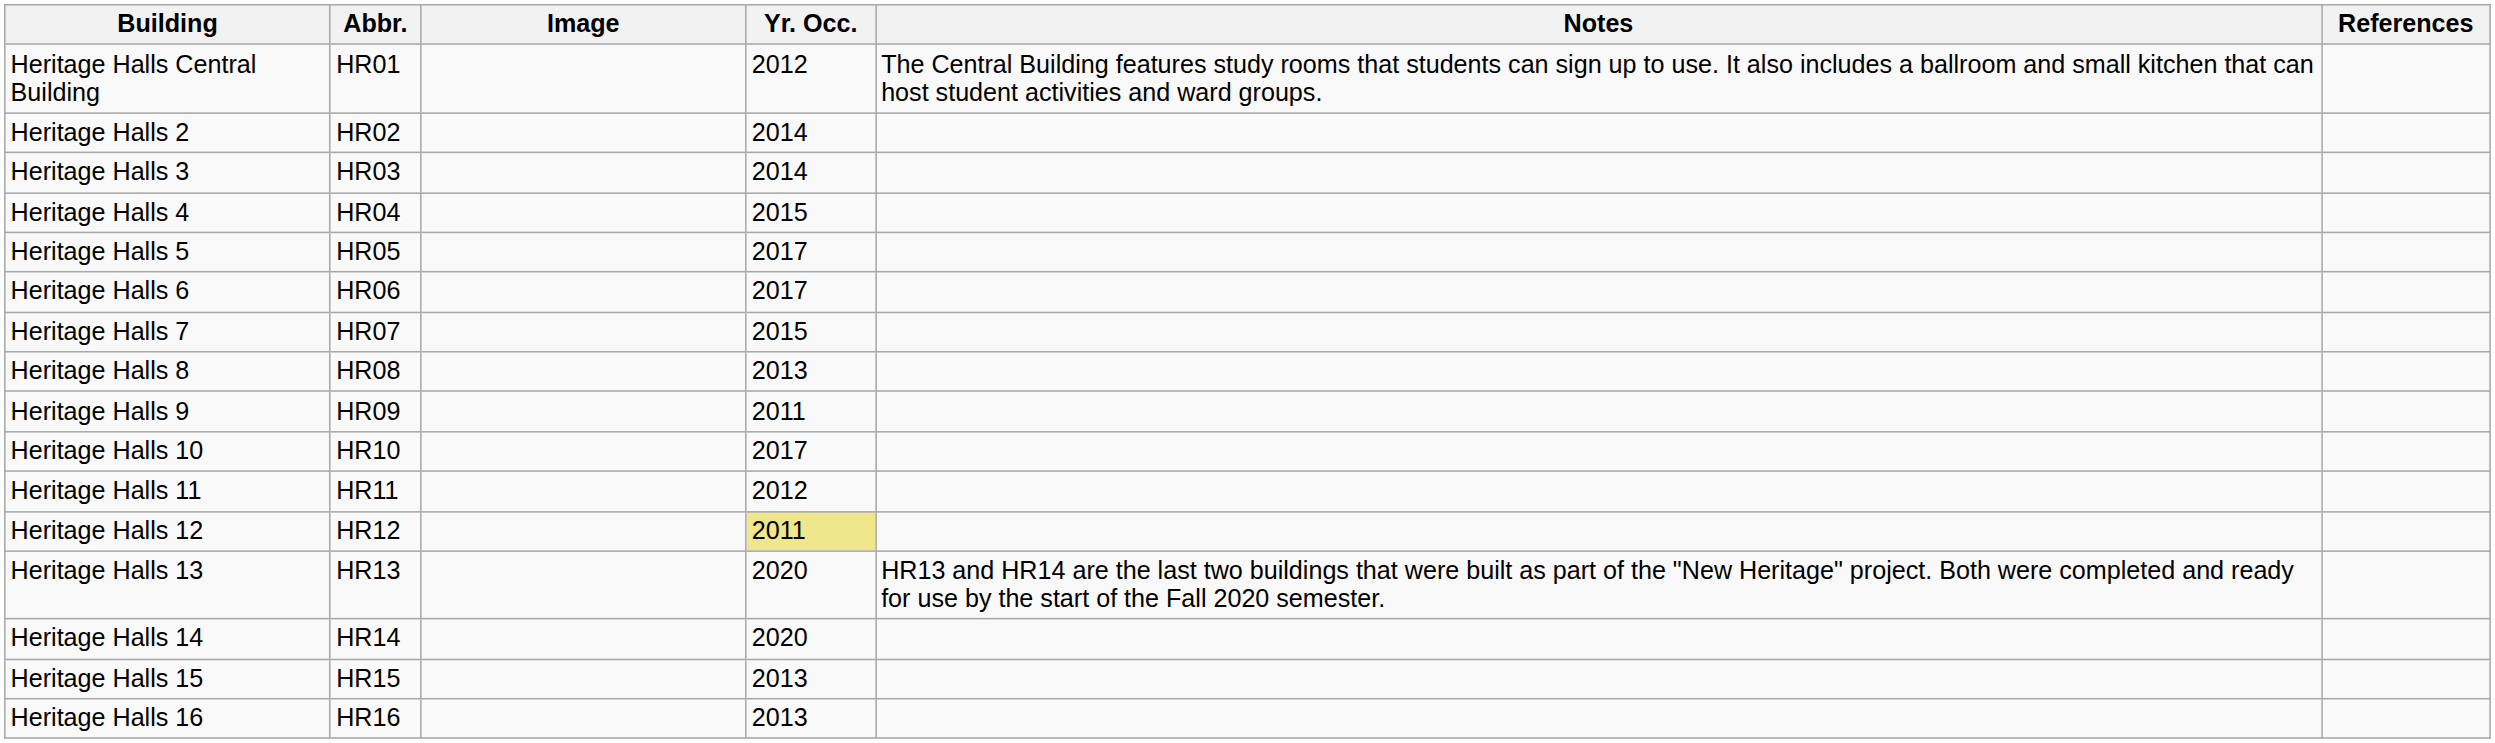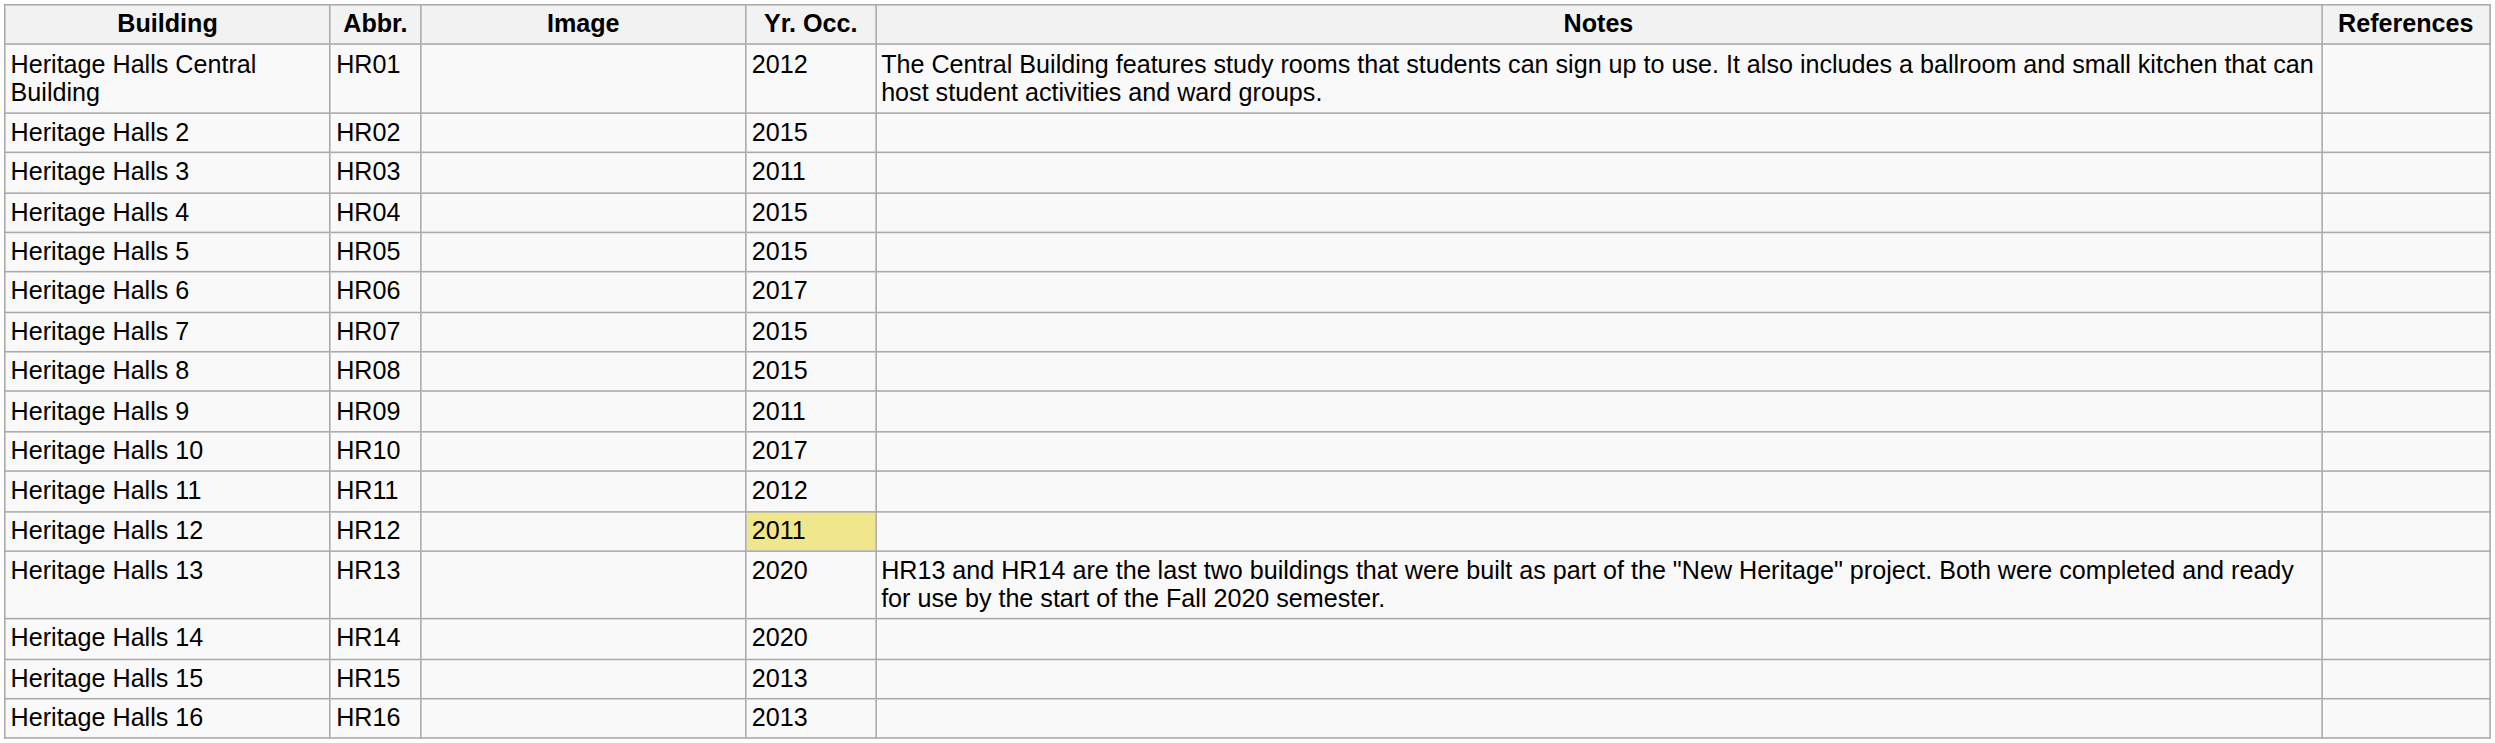(780, 132) 2014 -> (780, 132) 2015
(780, 172) 2014 -> (779, 172) 2011
(780, 251) 2017 -> (780, 251) 2015
(780, 371) 2013 -> (780, 371) 2015
